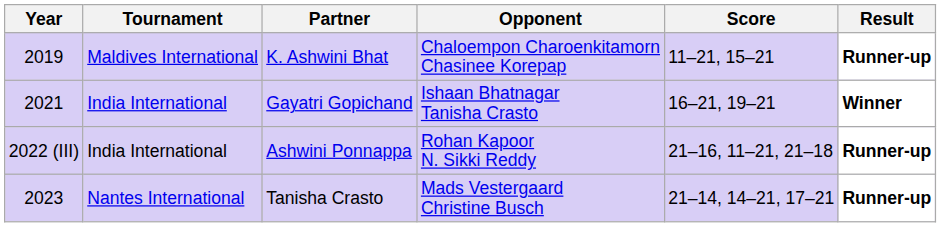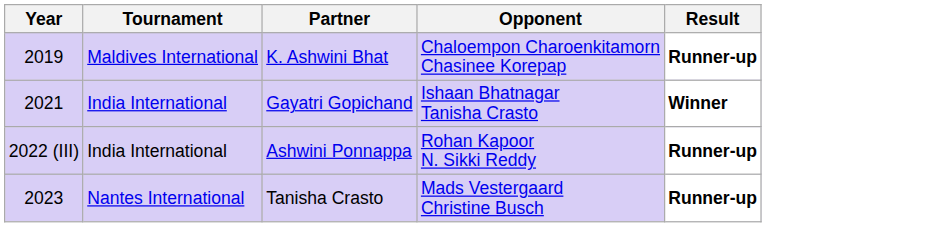- column: (751, 19)
